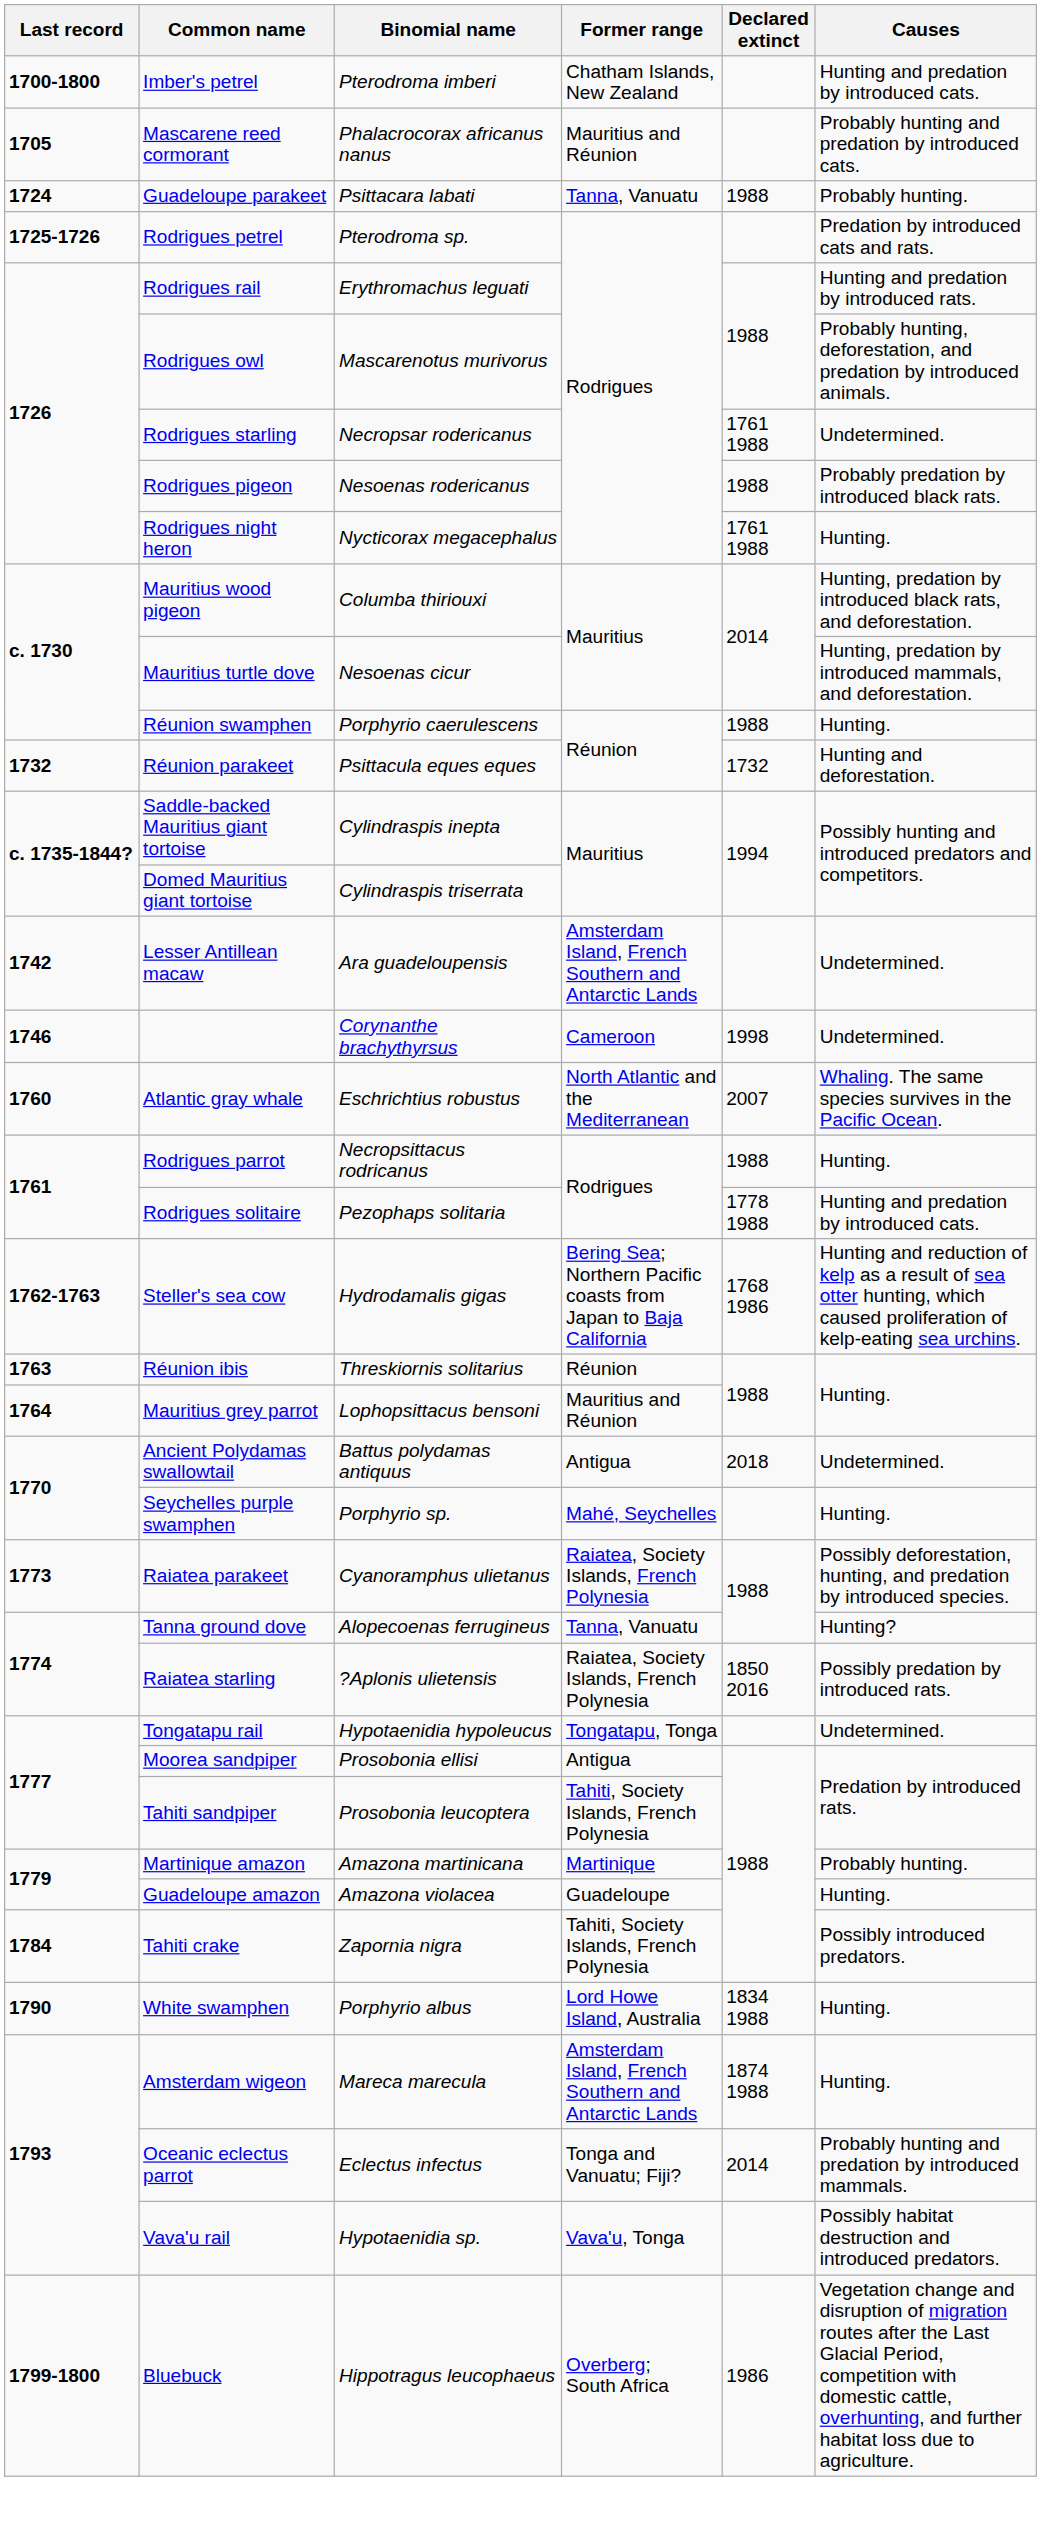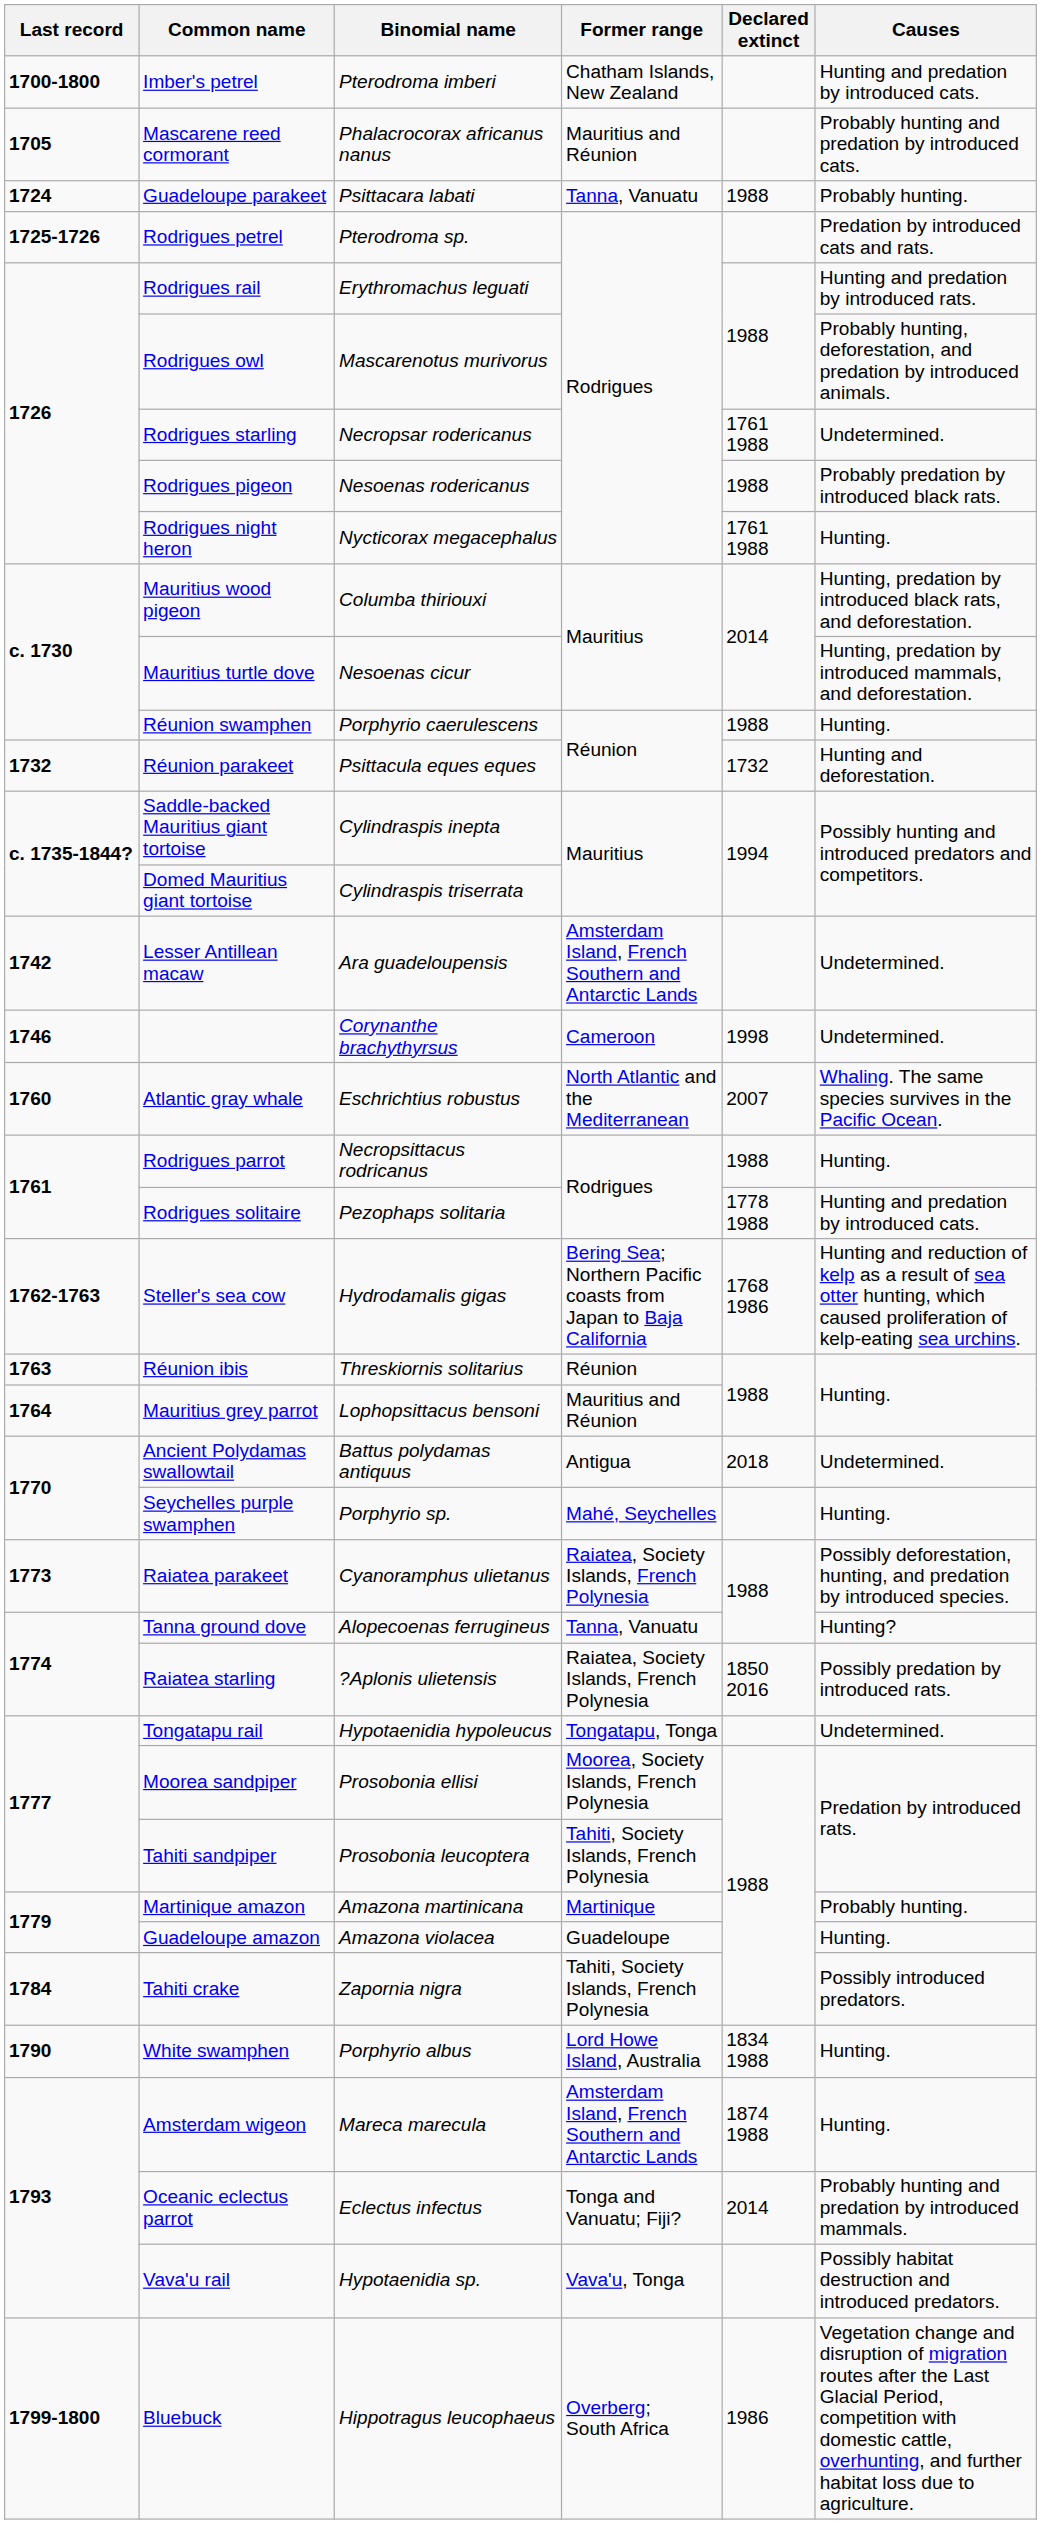(598, 1760) Antigua -> (635, 1782) Moorea, Society Islands, French Polynesia
